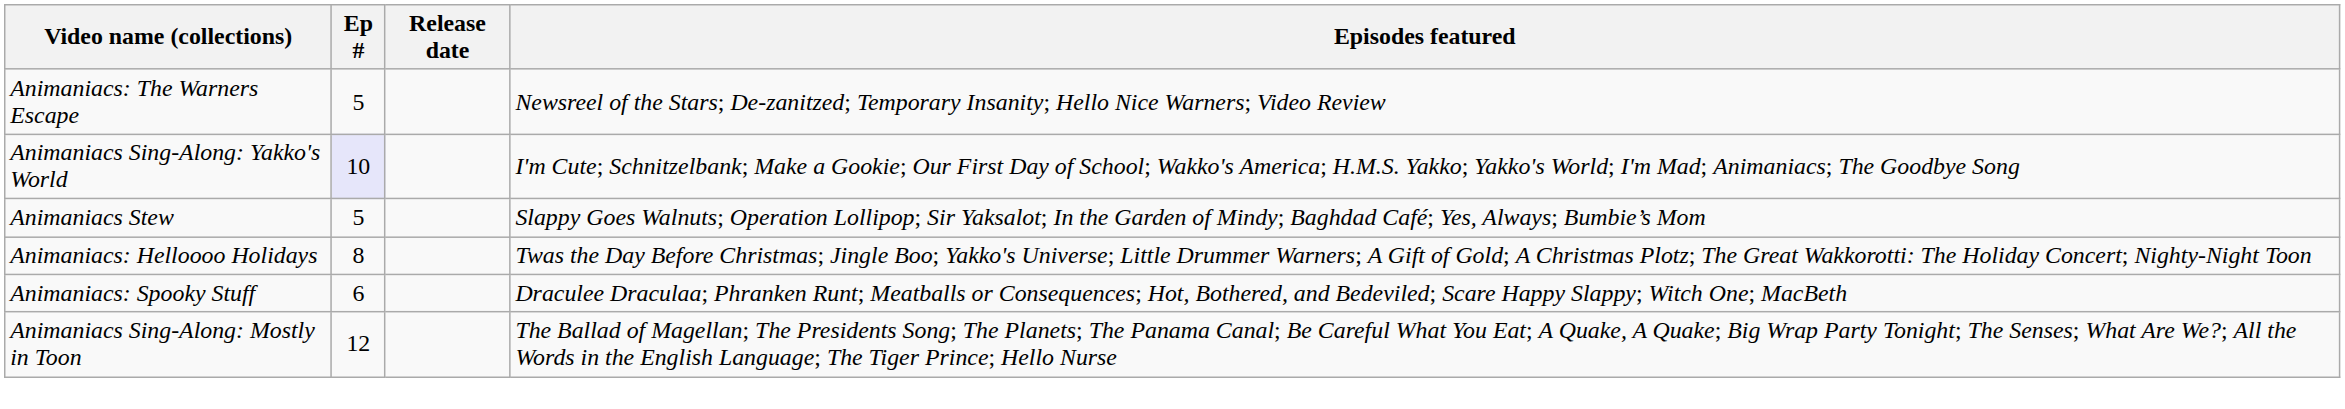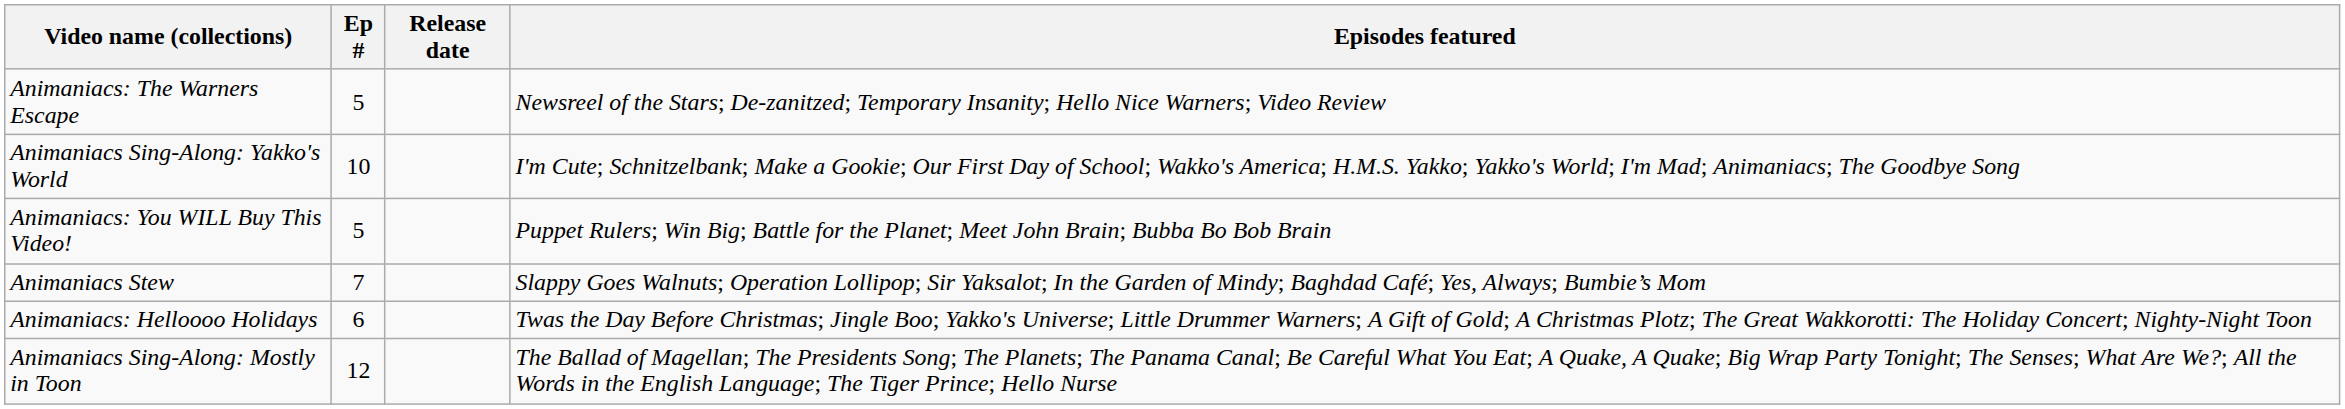(358, 166) lavender background -> (358, 166) no background
+ row: (166, 230)
(358, 217) 5 -> (358, 281) 7
(358, 255) 8 -> (358, 319) 6
- row: (133, 292)
